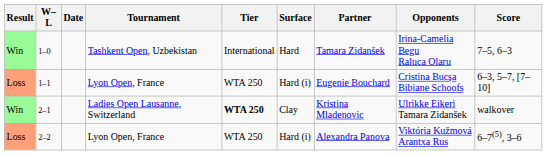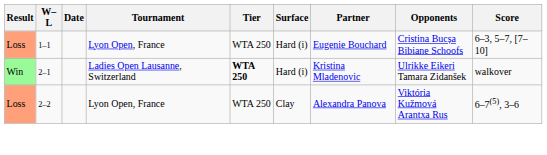- row: (44, 51)
(289, 109) Clay -> (292, 71) Hard (i)
(295, 136) Hard (i) -> (285, 104) Clay
